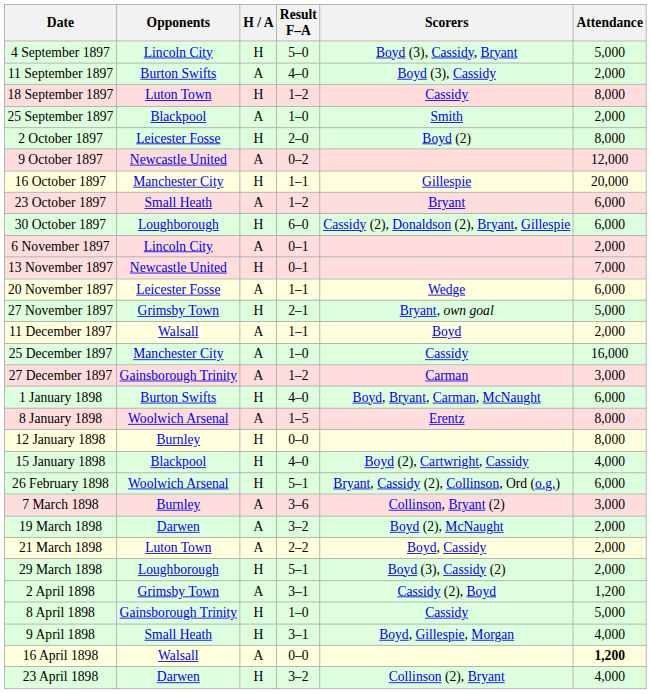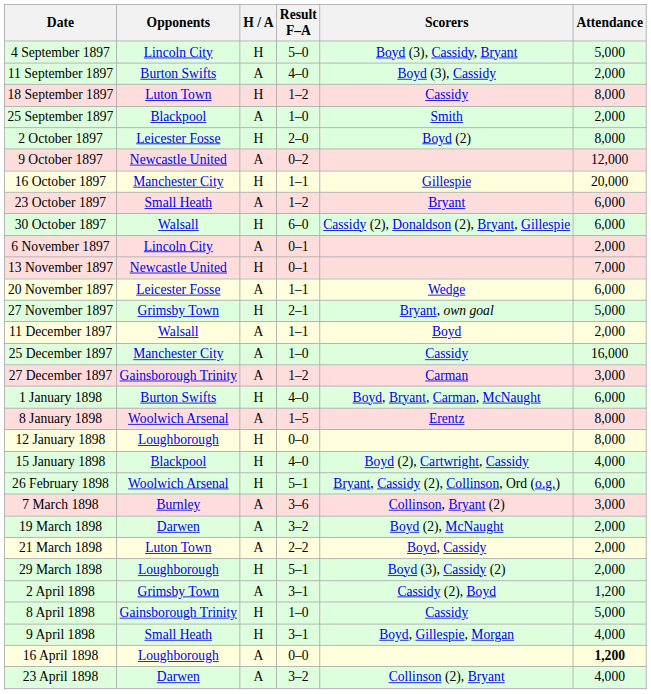(178, 224) Loughborough -> (178, 224) Walsall
(178, 440) Burnley -> (178, 440) Loughborough
(178, 656) Walsall -> (178, 656) Loughborough
(258, 677) H -> (258, 677) A
